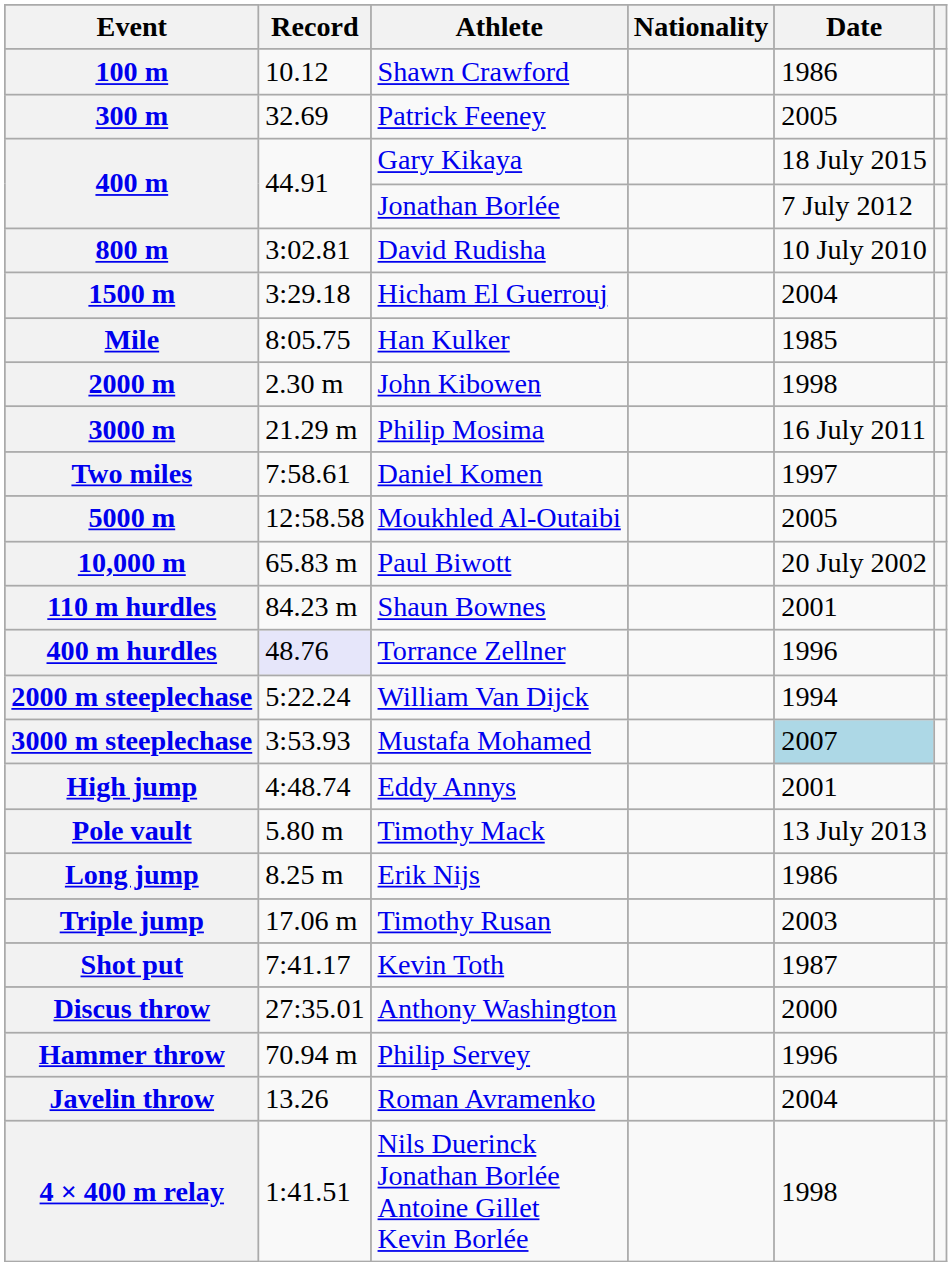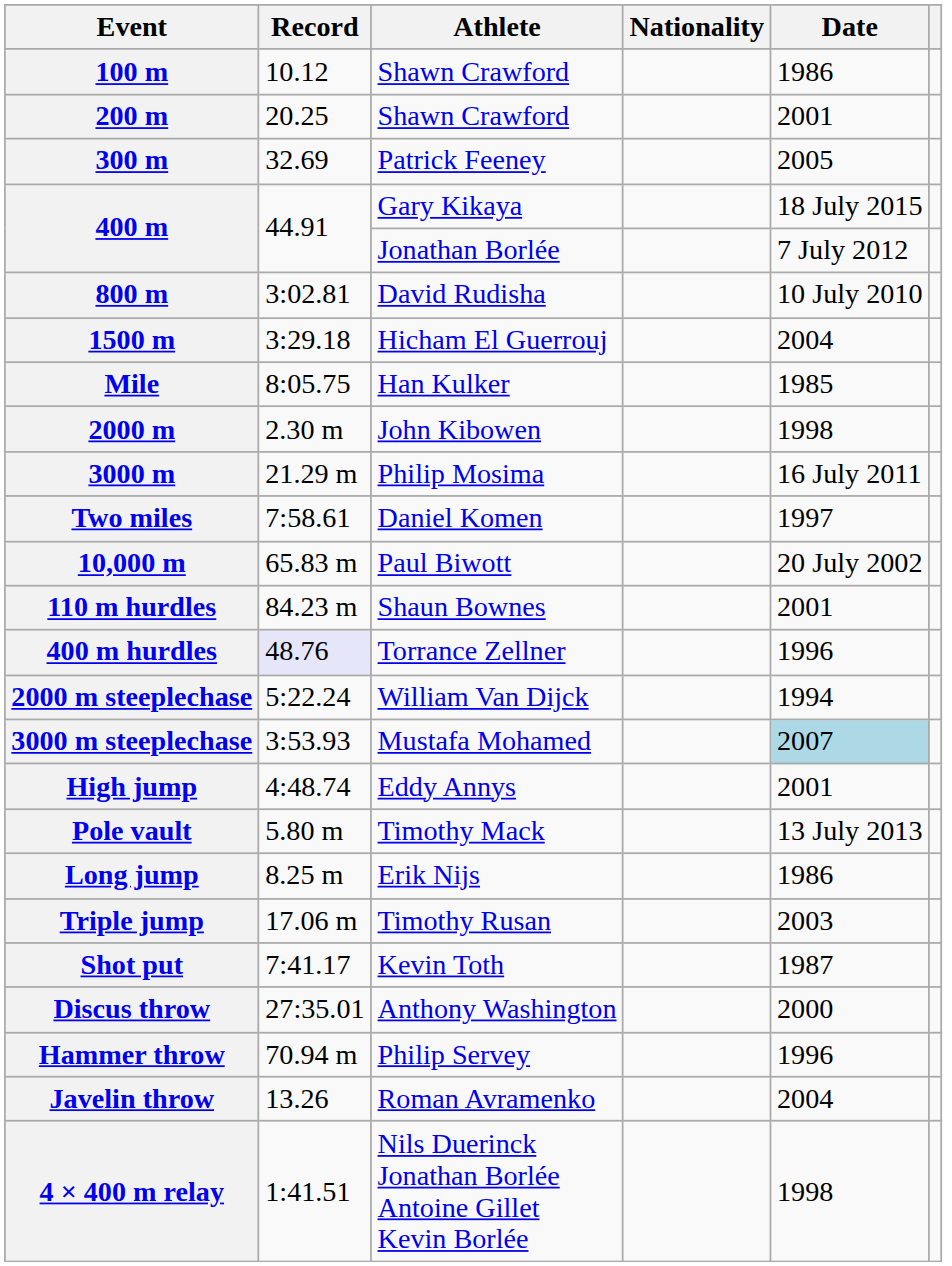+ row: (132, 116)
- row: (132, 518)
